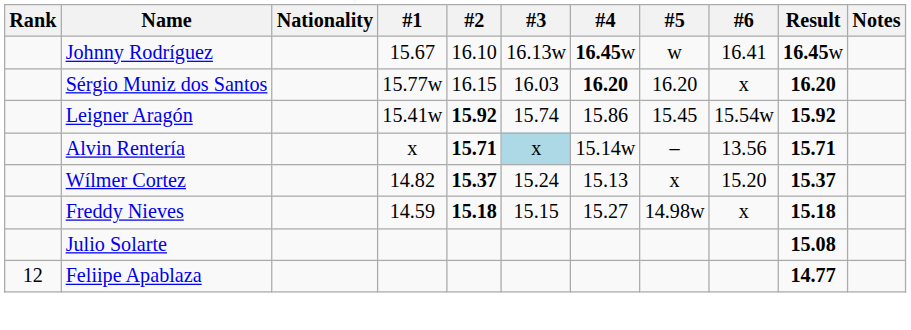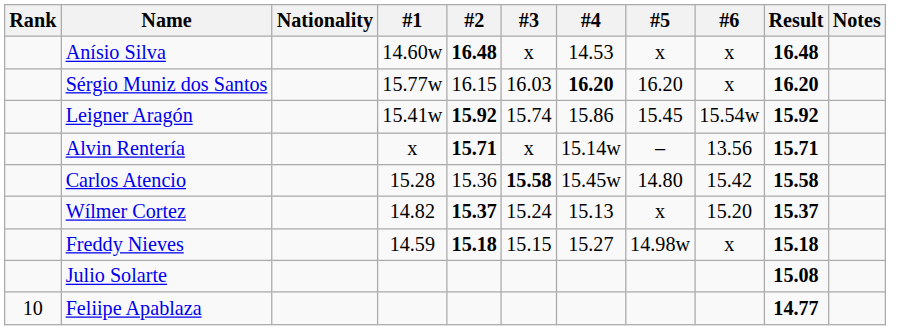+ row: (116, 52)
- row: (139, 52)
(536, 148) lightblue background -> (529, 148) no background
+ row: (126, 180)
(33, 276) 12 -> (33, 308) 10
